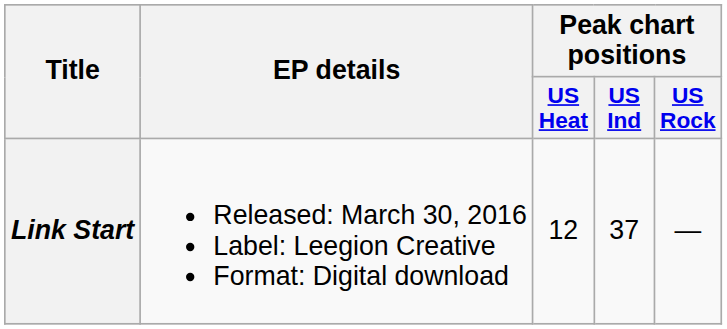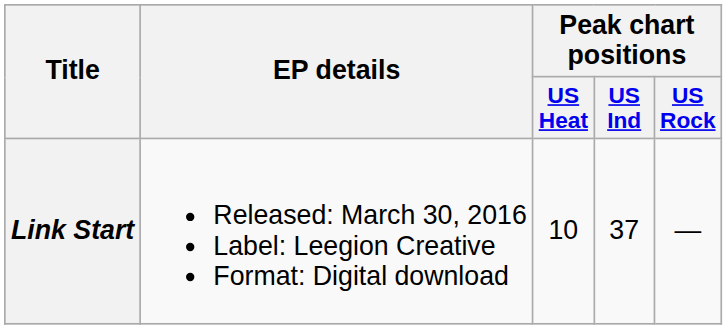(563, 230) 12 -> (563, 230) 10
